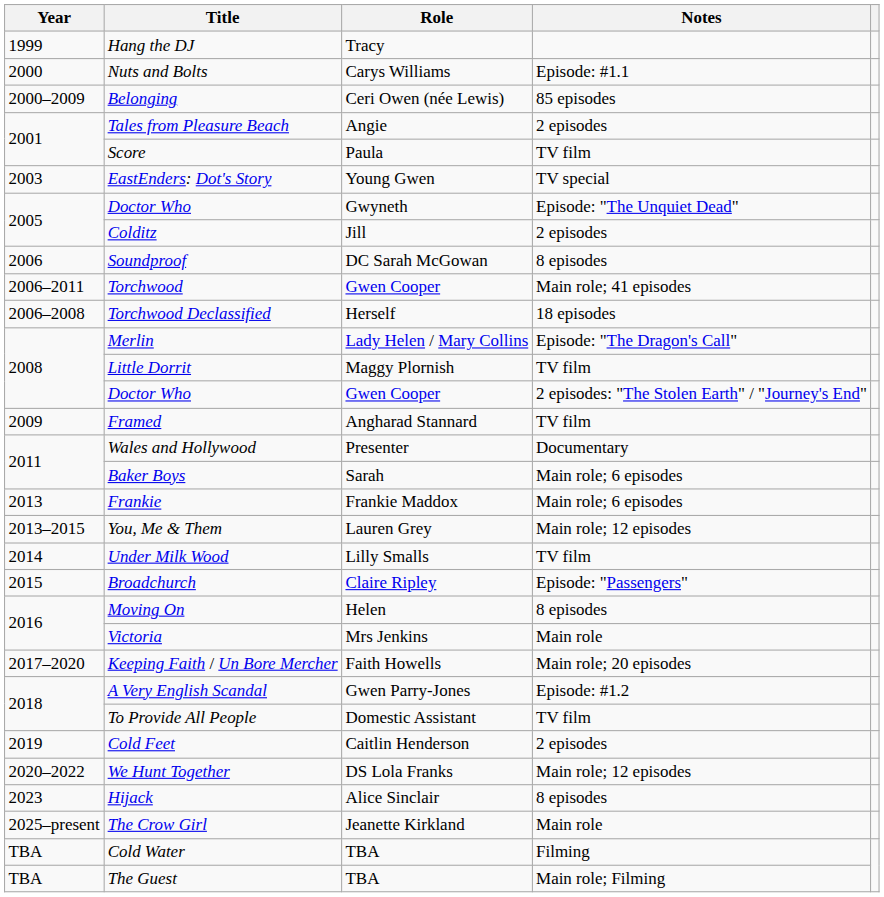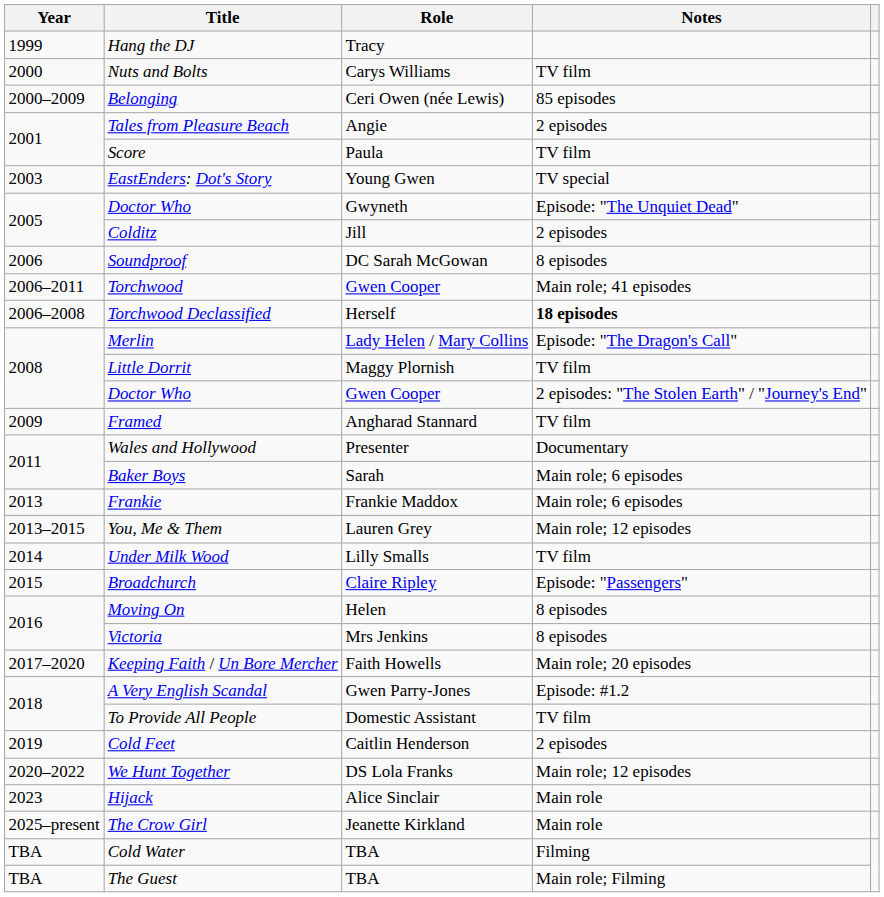(583, 71) Episode: #1.1 -> (563, 71) TV film
(576, 313) normal -> (577, 313) bold
(569, 636) Main role -> (572, 636) 8 episodes
(572, 797) 8 episodes -> (569, 797) Main role
